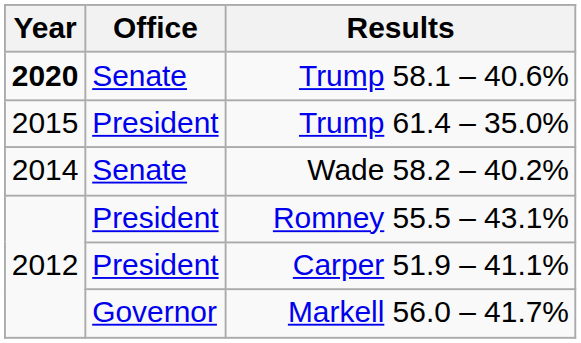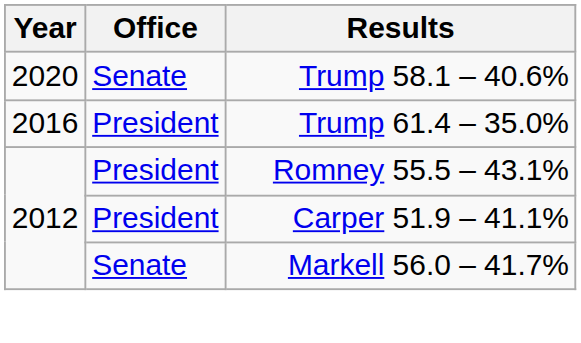(45, 75) bold -> (45, 75) normal
(45, 123) 2015 -> (45, 123) 2016
- row: (438, 170)
(155, 312) Governor -> (140, 265) Senate
